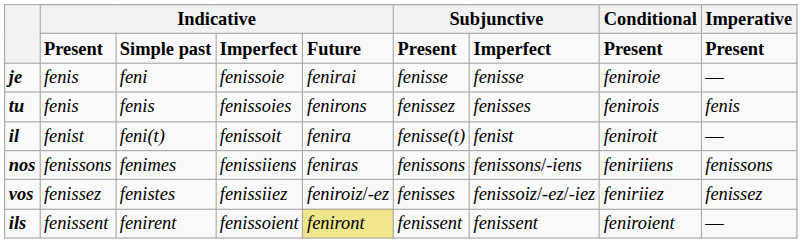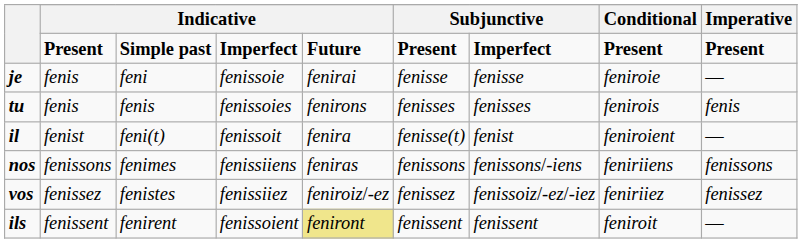(426, 106) fenissez -> (426, 106) fenisses
(630, 135) feniroit -> (639, 135) feniroient
(426, 194) fenisses -> (426, 194) fenissez
(639, 223) feniroient -> (630, 223) feniroit
